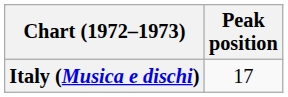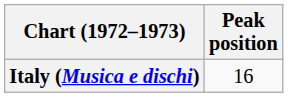(243, 75) 17 -> (243, 75) 16
